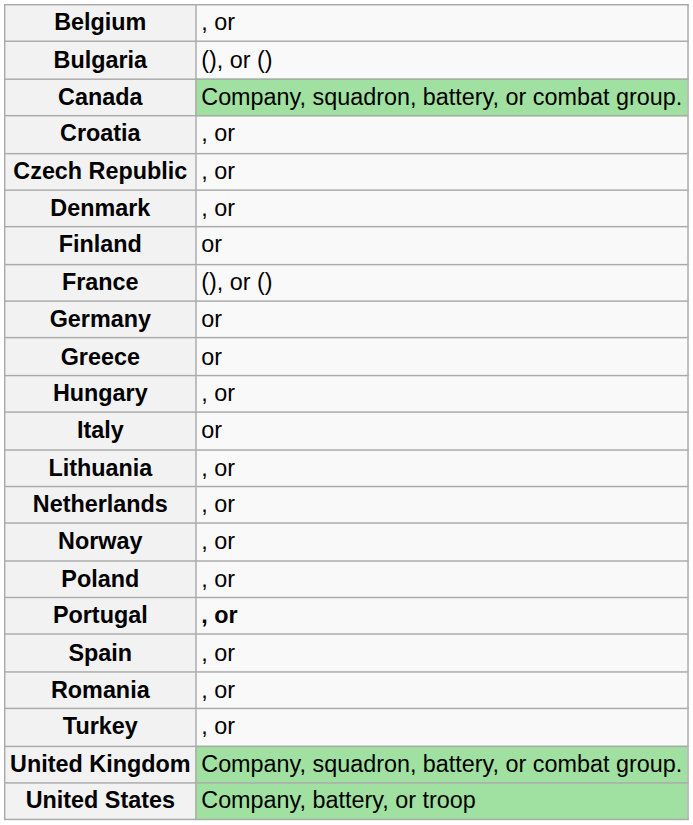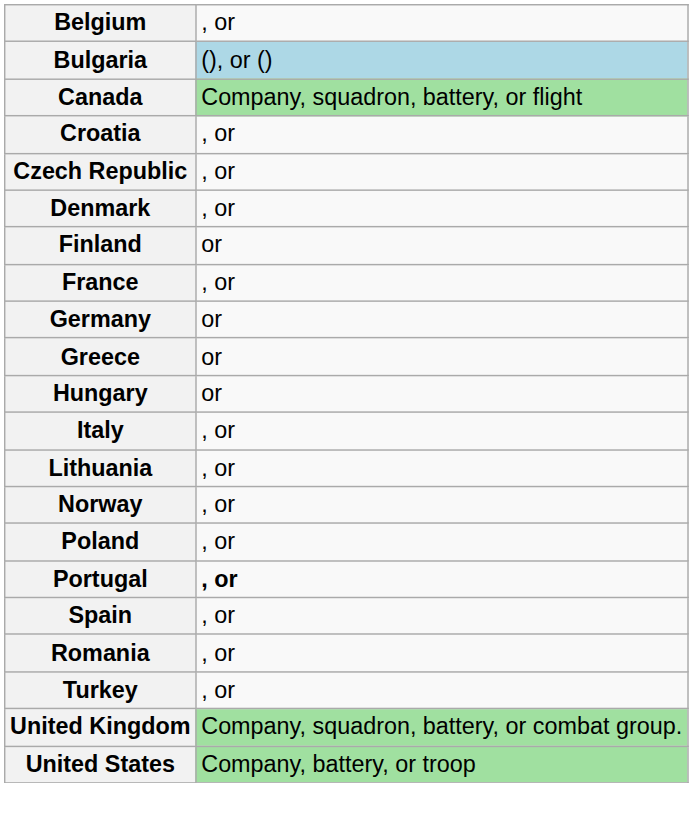(237, 60) no background -> (237, 60) lightblue background
(442, 97) Company, squadron, battery, or combat group. -> (392, 97) Company, squadron, battery, or flight
(237, 282) (), or () -> (218, 282) , or
(218, 393) , or -> (212, 393) or
(212, 430) or -> (218, 430) , or
- row: (100, 504)
